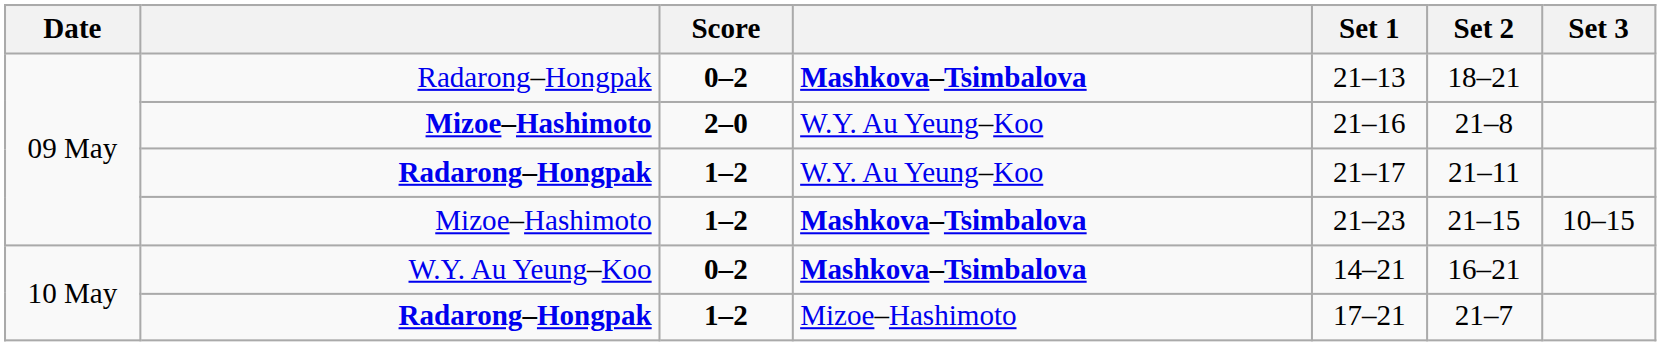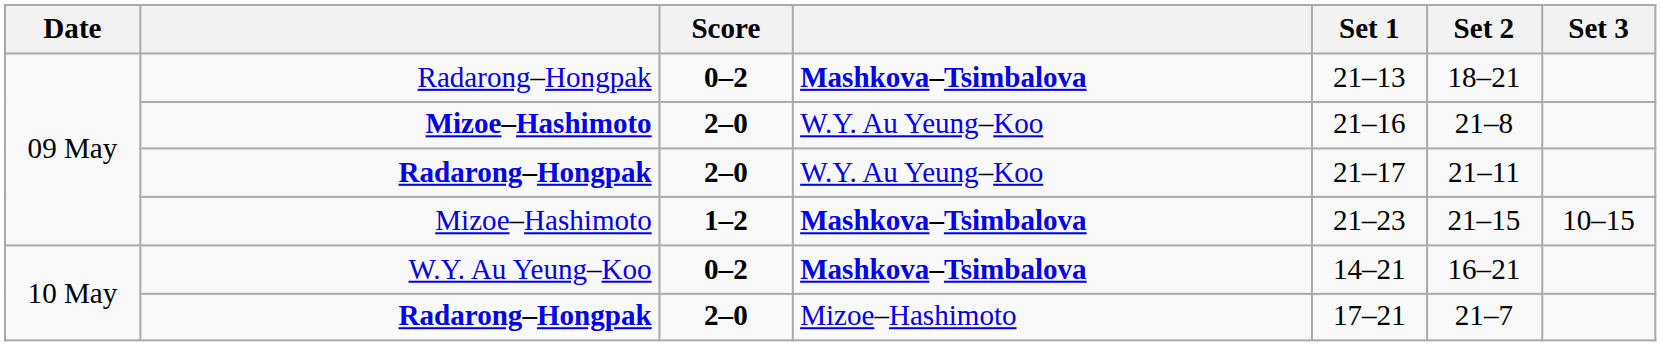(726, 172) 1–2 -> (726, 172) 2–0
(726, 316) 1–2 -> (726, 316) 2–0
